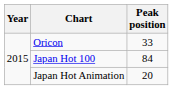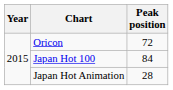(147, 42) 33 -> (147, 42) 72
(147, 76) 20 -> (147, 76) 28
